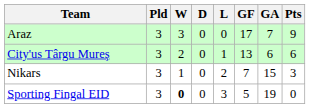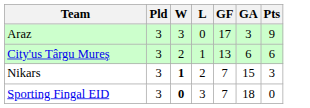- column: (202, 14)
(270, 34) 7 -> (248, 34) 3
(181, 73) normal -> (181, 73) bold
(246, 93) 5 -> (225, 93) 7
(270, 93) 19 -> (248, 93) 18
